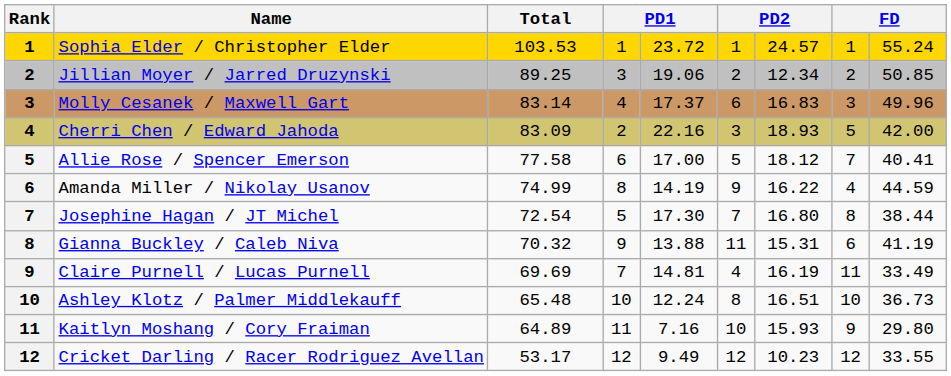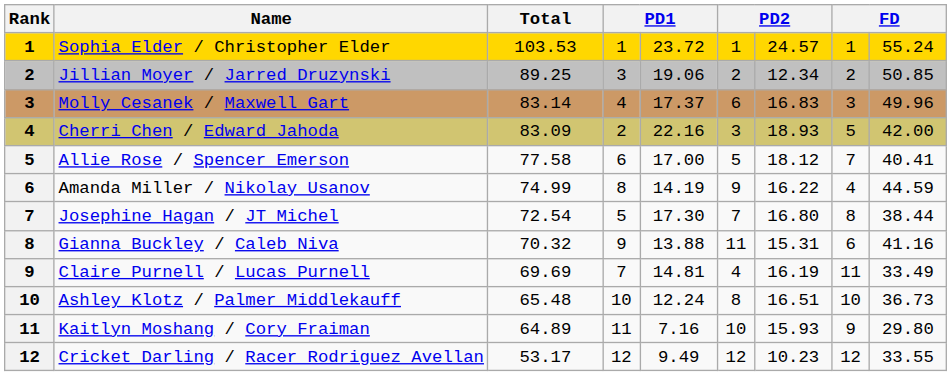(908, 244) 41.19 -> (908, 244) 41.16
